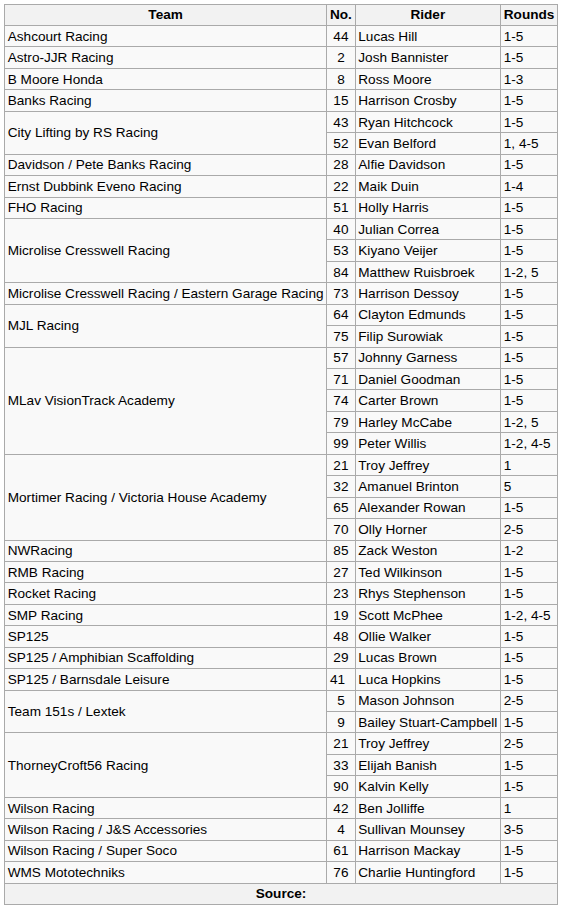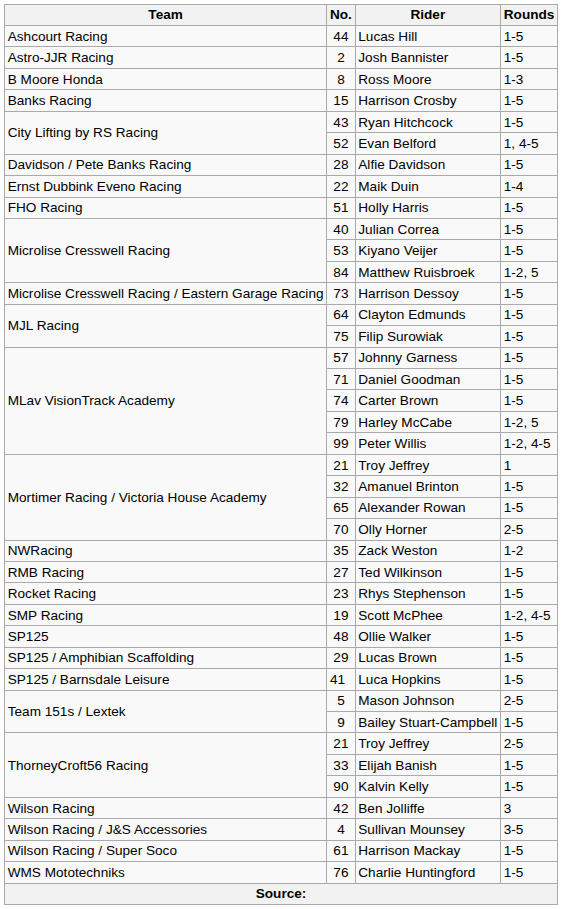(508, 486) 5 -> (514, 486) 1-5
(341, 551) 85 -> (341, 551) 35
(508, 808) 1 -> (508, 808) 3
